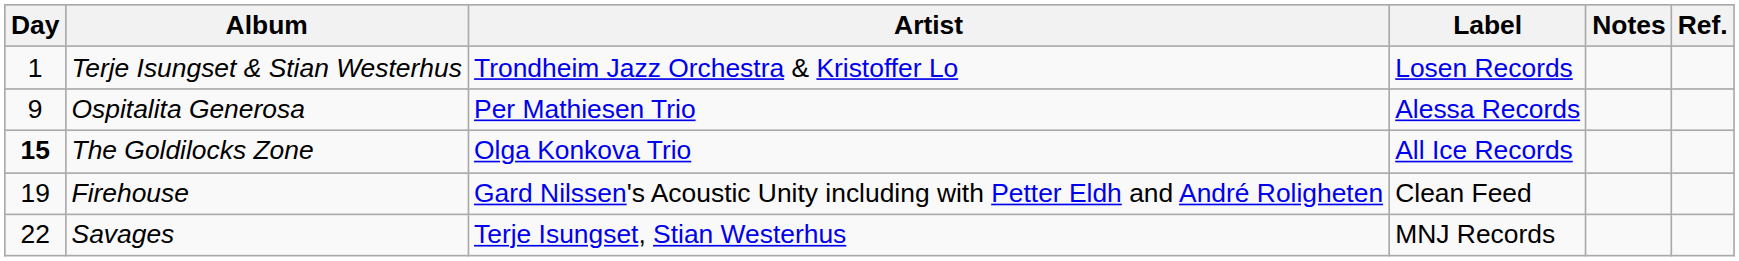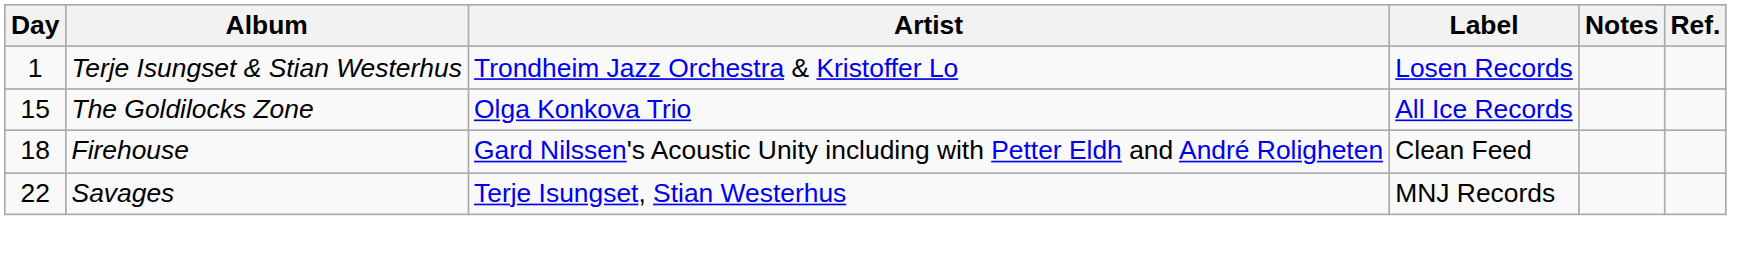- row: (188, 109)
(35, 151) bold -> (35, 109) normal
(35, 192) 19 -> (35, 151) 18
